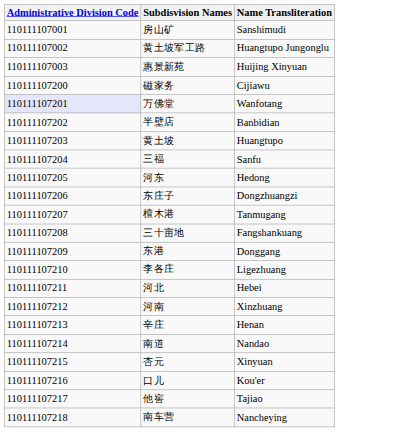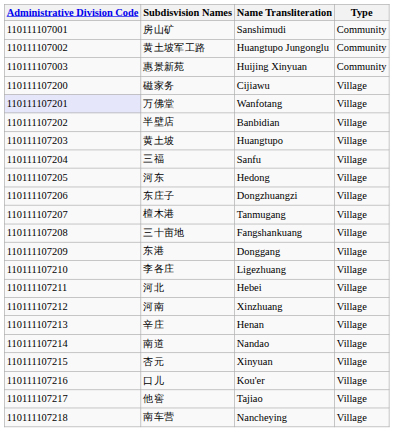+ column: (362, 12)
